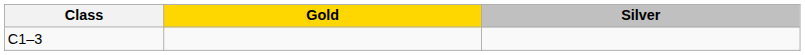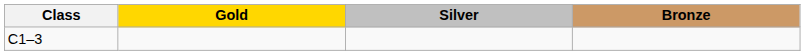+ column: (686, 15)
